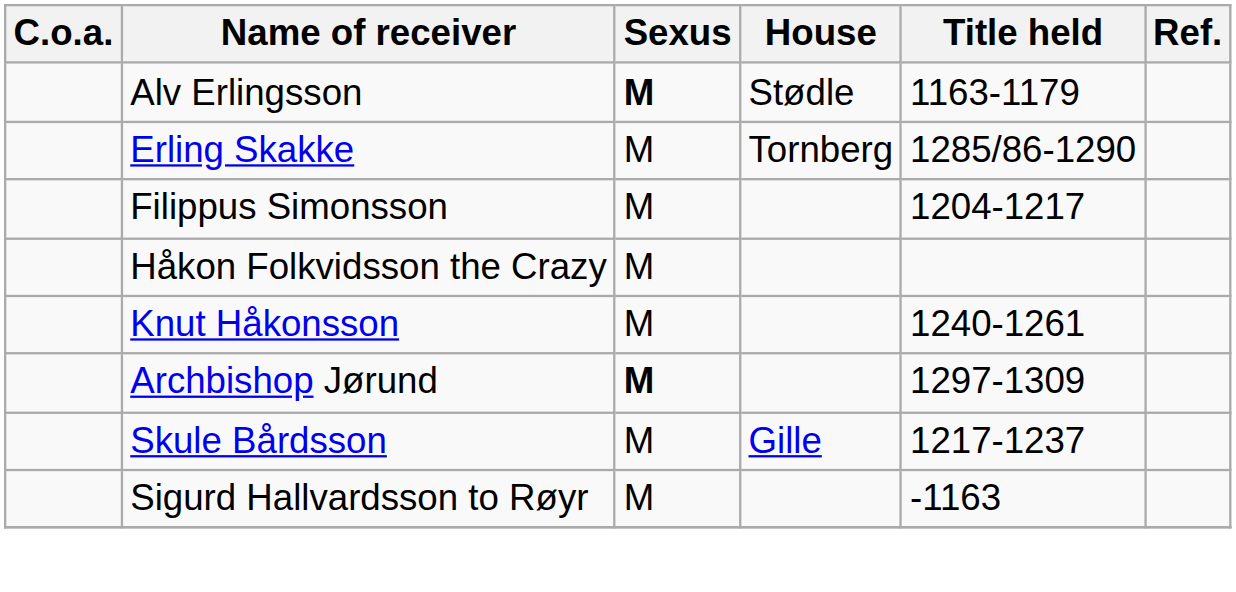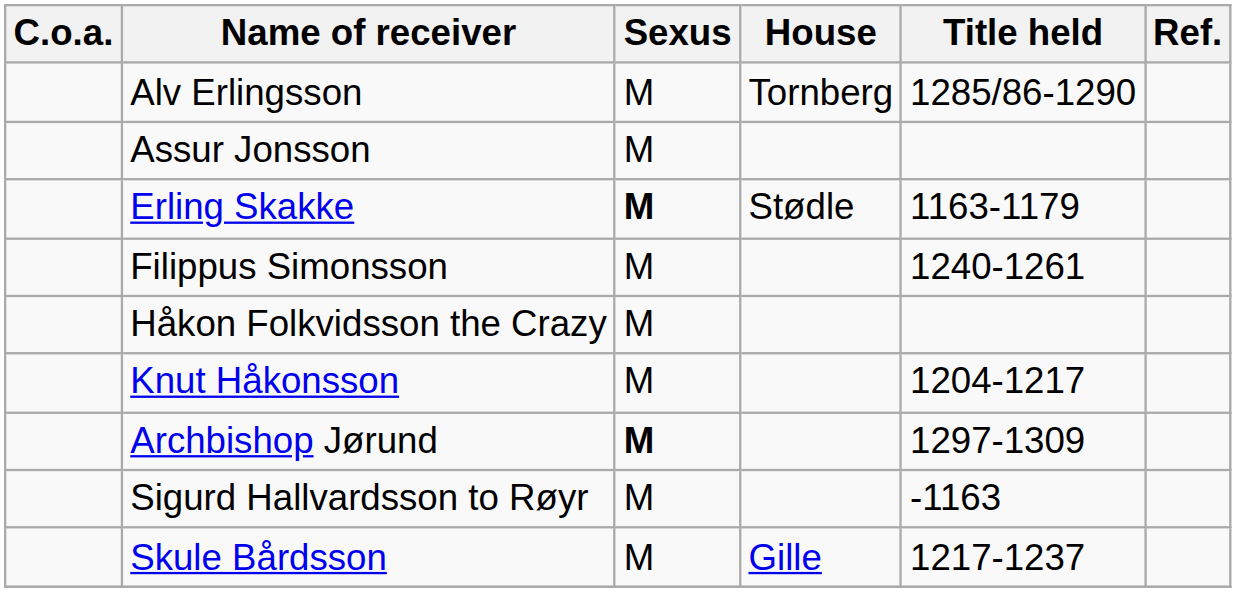(639, 91) bold -> (639, 91) normal
(801, 91) Stødle -> (821, 91) Tornberg
(995, 91) 1163-1179 -> (1023, 91) 1285/86-1290
+ row: (250, 149)
(639, 149) normal -> (639, 207) bold
(821, 149) Tornberg -> (801, 207) Stødle
(1023, 149) 1285/86-1290 -> (995, 207) 1163-1179
(998, 207) 1204-1217 -> (998, 265) 1240-1261
(998, 324) 1240-1261 -> (998, 382) 1204-1217
rows swapped: (259, 440) <-> (359, 498)
